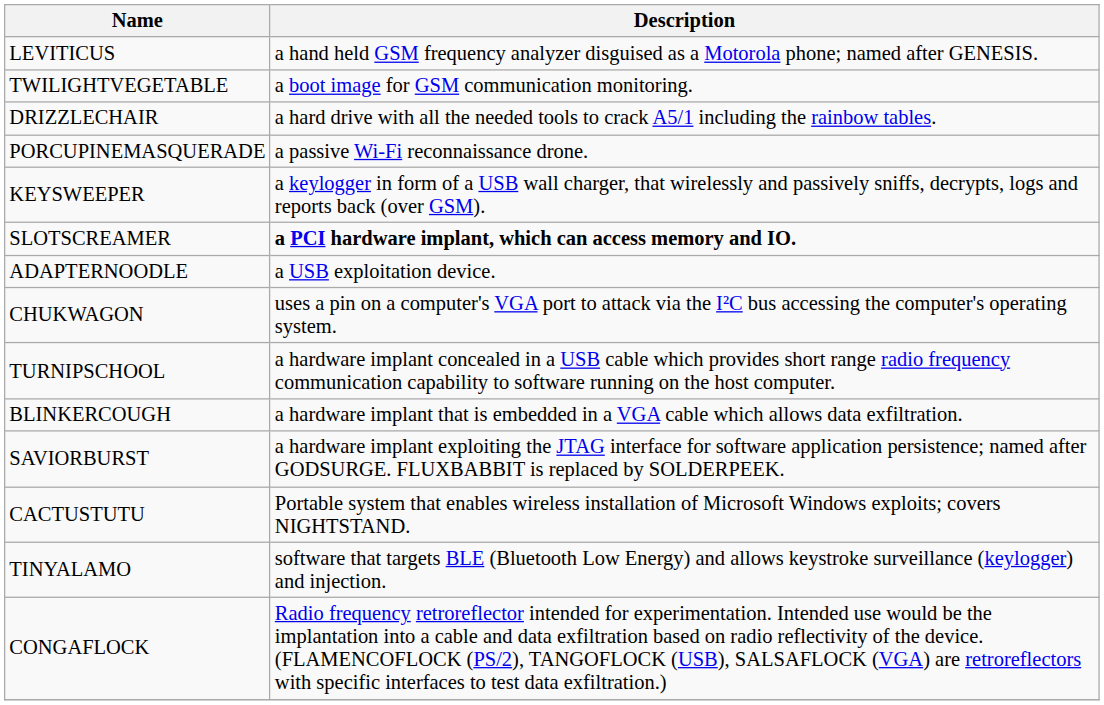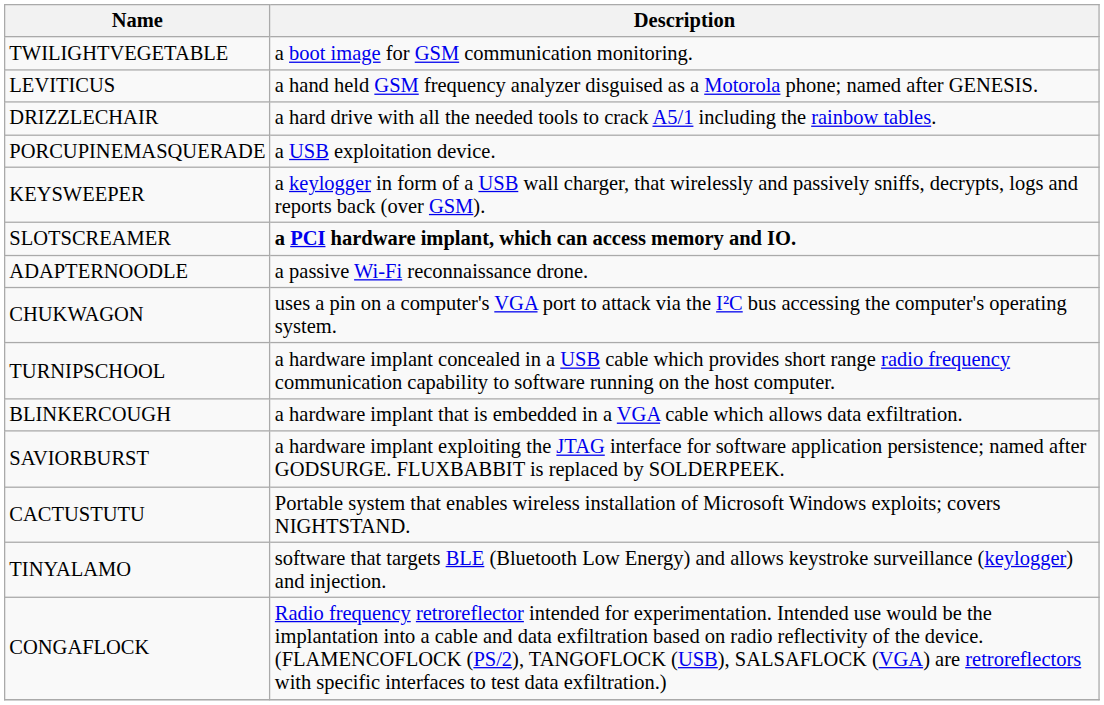rows swapped: (119, 85) <-> (62, 53)
(431, 150) a passive Wi-Fi reconnaissance drone. -> (385, 150) a USB exploitation device.
(385, 271) a USB exploitation device. -> (431, 271) a passive Wi-Fi reconnaissance drone.
